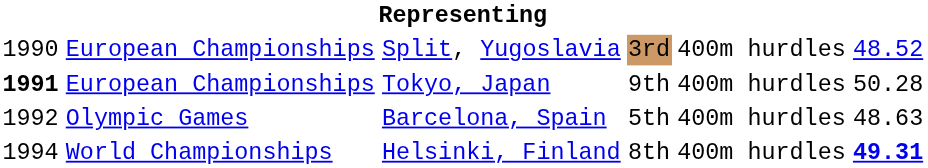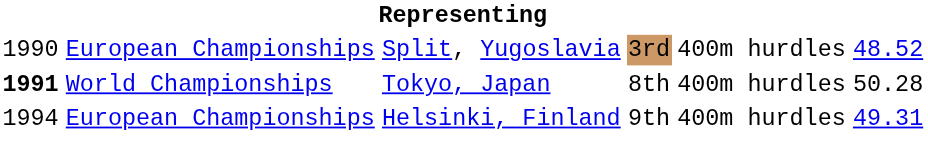(220, 84) European Championships -> (199, 84) World Championships
(649, 84) 9th -> (649, 84) 8th
- row: (494, 118)
(199, 153) World Championships -> (220, 118) European Championships
(649, 153) 8th -> (649, 118) 9th
(888, 153) bold -> (888, 118) normal
